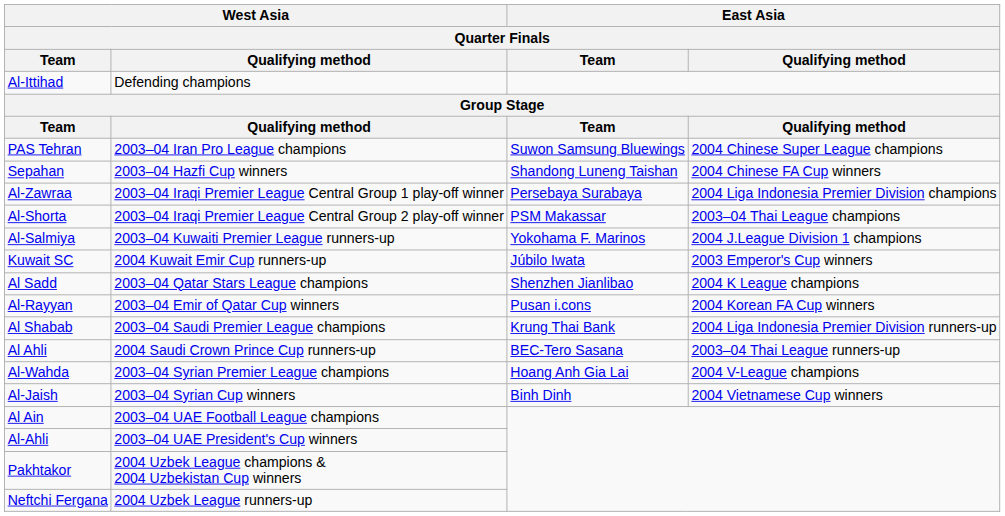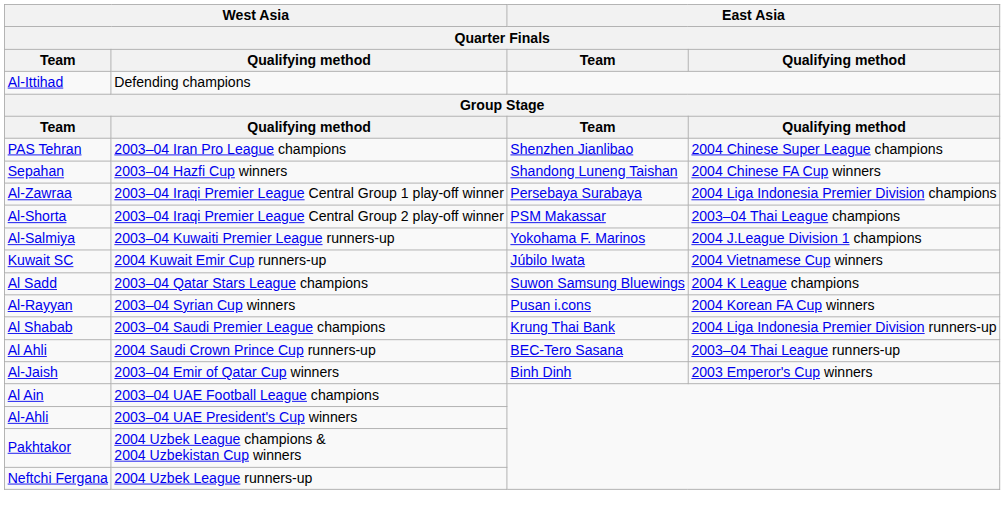(598, 149) Suwon Samsung Bluewings -> (572, 149) Shenzhen Jianlibao
(782, 261) 2003 Emperor's Cup winners -> (787, 261) 2004 Vietnamese Cup winners
(572, 283) Shenzhen Jianlibao -> (598, 283) Suwon Samsung Bluewings
(227, 305) 2003–04 Emir of Qatar Cup winners -> (205, 305) 2003–04 Syrian Cup winners
- row: (38, 372)
(205, 395) 2003–04 Syrian Cup winners -> (227, 372) 2003–04 Emir of Qatar Cup winners
(787, 395) 2004 Vietnamese Cup winners -> (782, 372) 2003 Emperor's Cup winners
